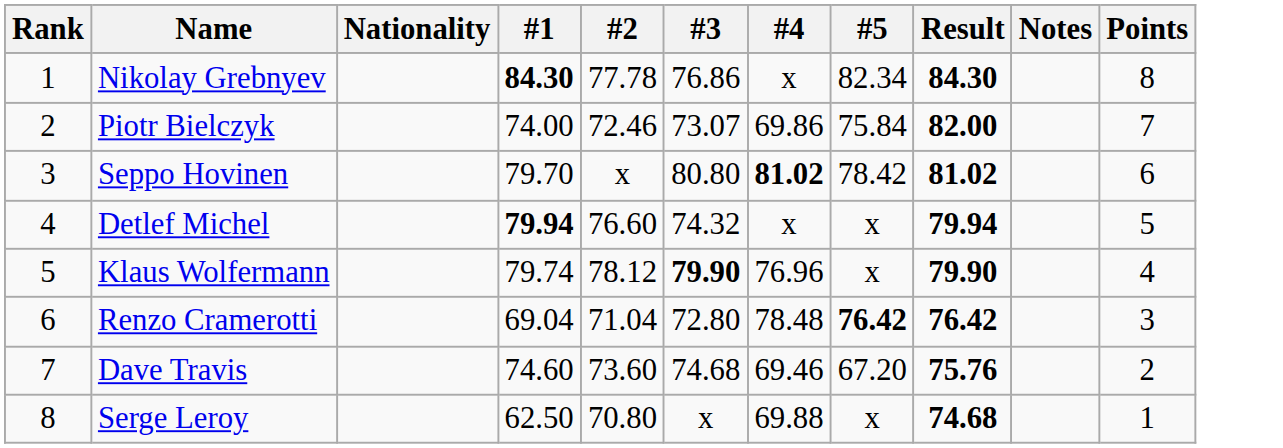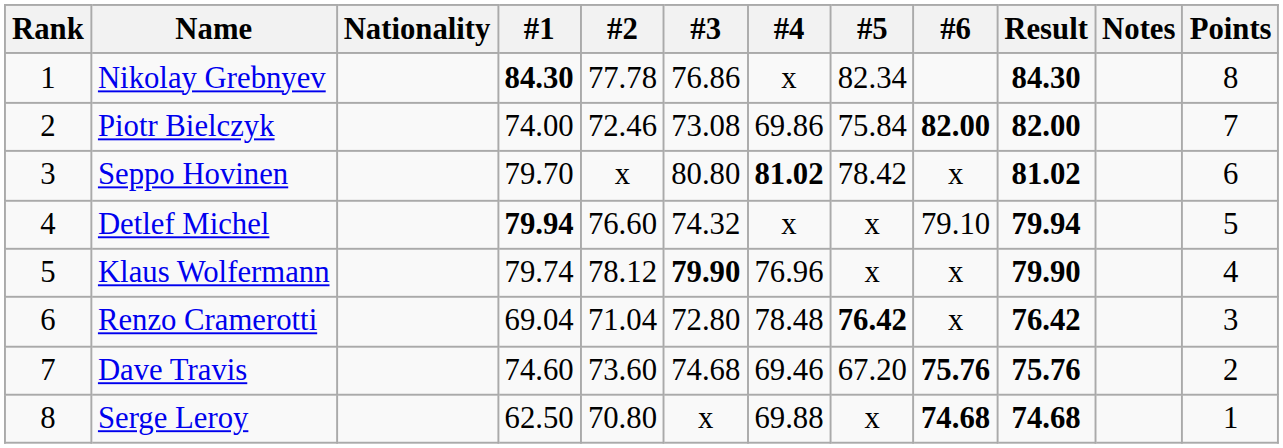+ column: (956, 28)
(706, 126) 73.07 -> (706, 126) 73.08
